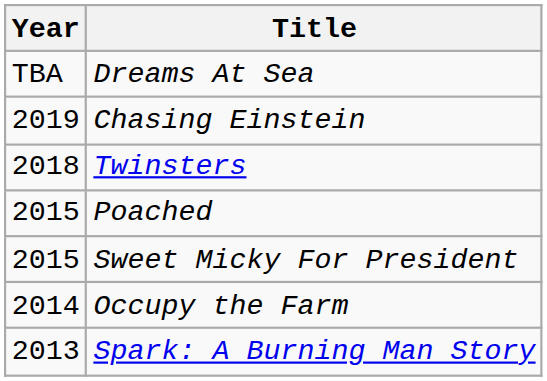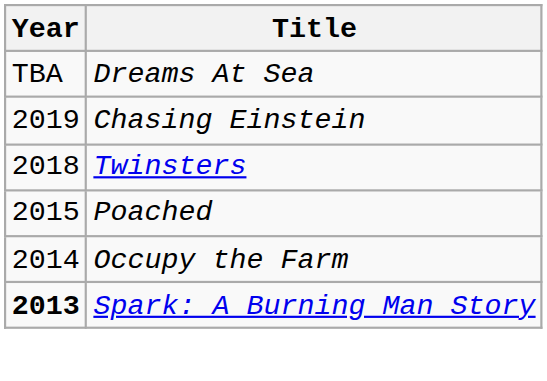- row: (306, 259)
(46, 352) normal -> (46, 305) bold
